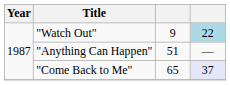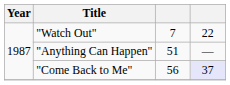(173, 32) 9 -> (173, 32) 7
(208, 32) lightblue background -> (208, 32) no background
(173, 70) 65 -> (173, 70) 56
